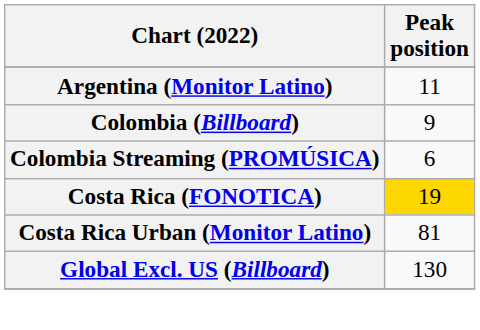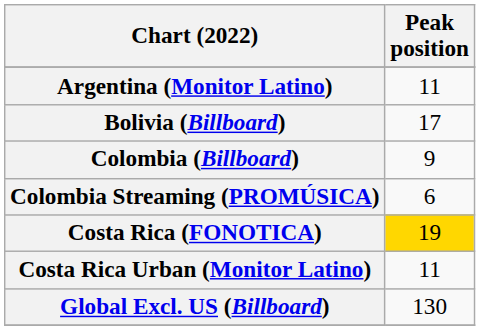+ row: (195, 122)
(430, 232) 81 -> (430, 269) 11
